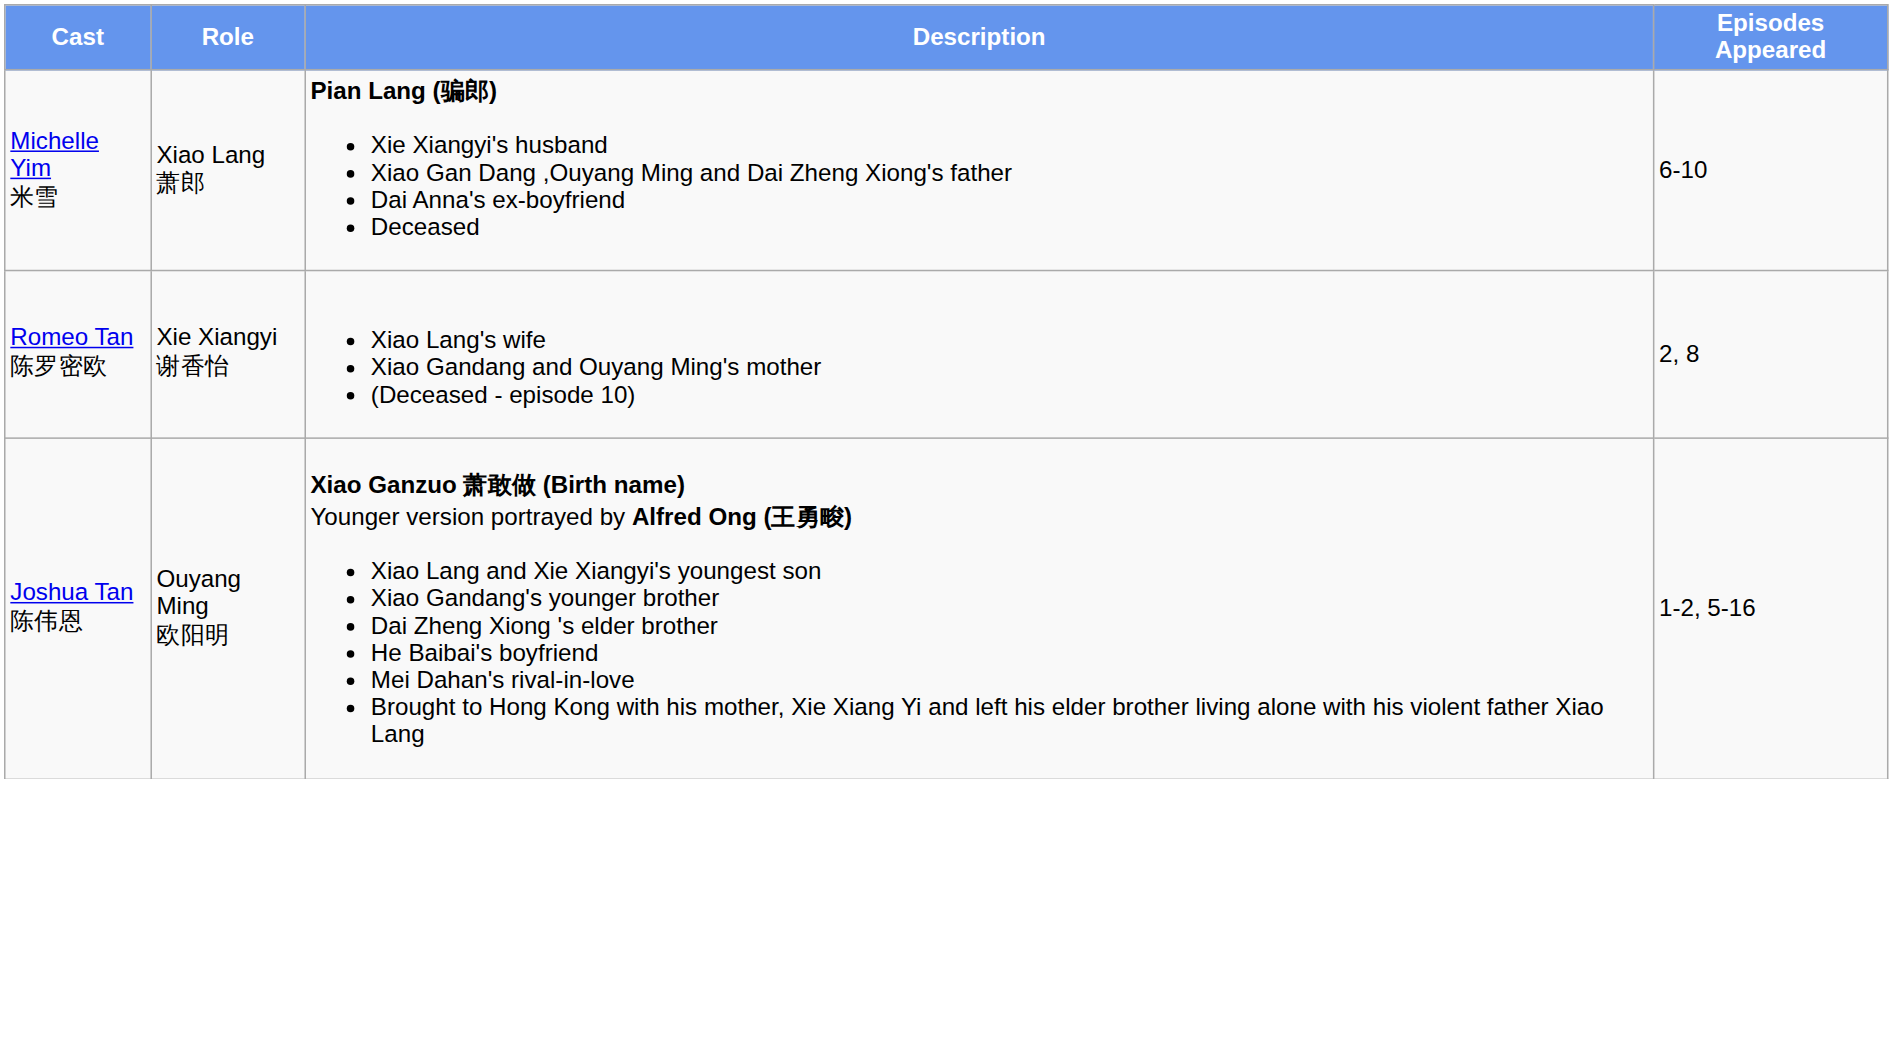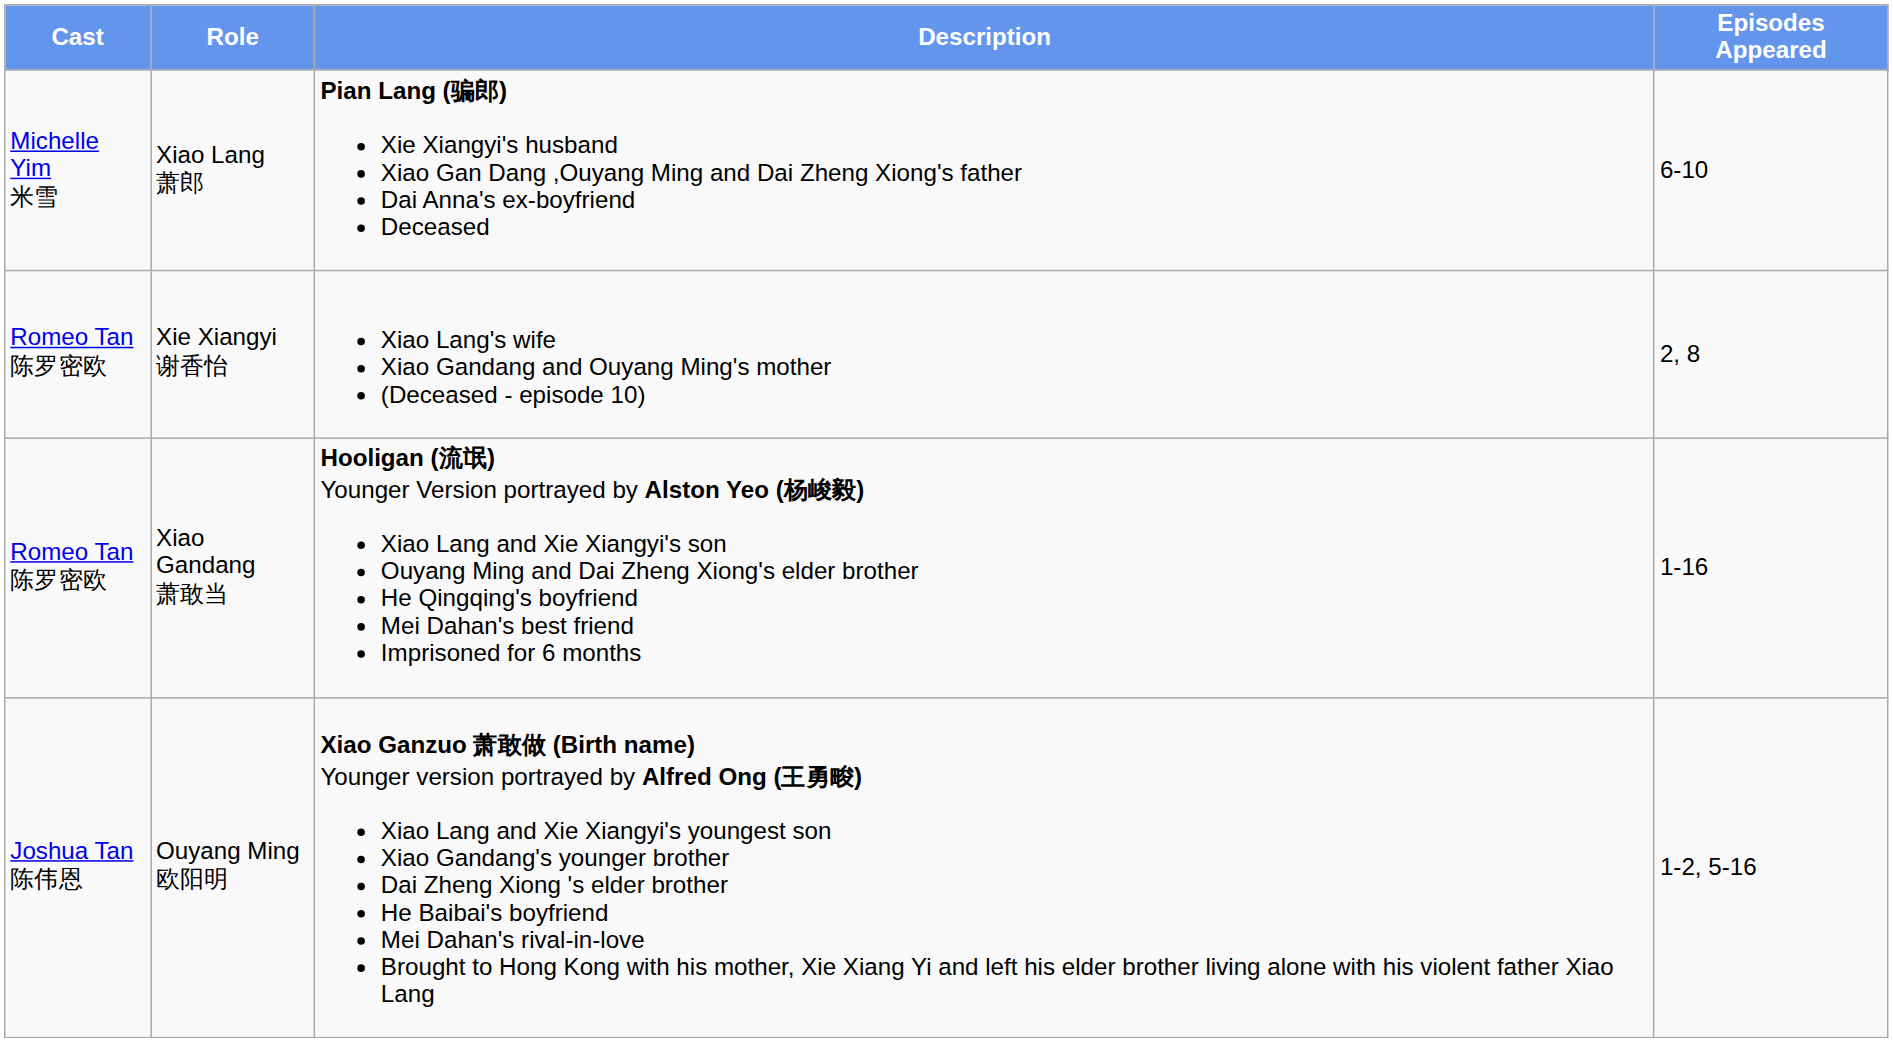+ row: (206, 565)
